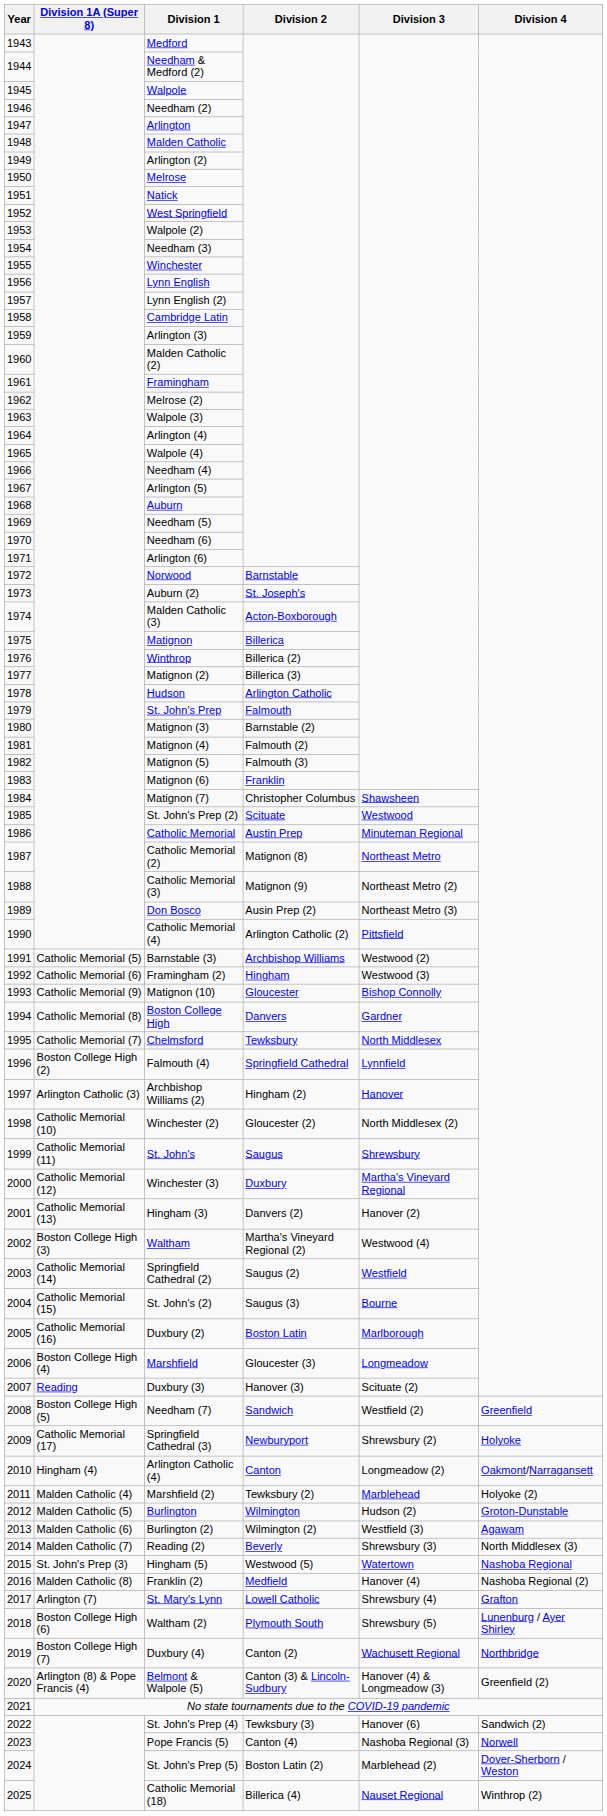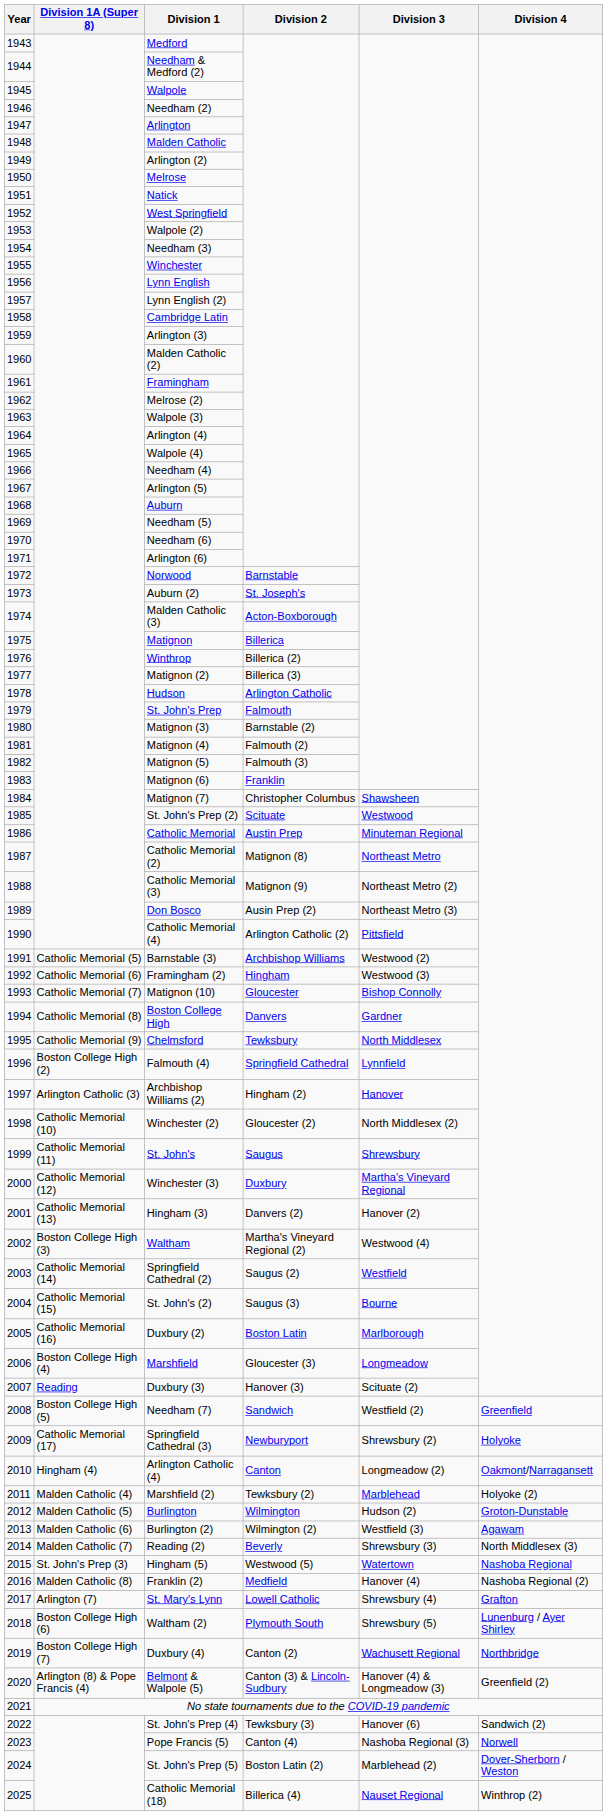(89, 993) Catholic Memorial (9) -> (89, 993) Catholic Memorial (7)
(89, 1040) Catholic Memorial (7) -> (89, 1040) Catholic Memorial (9)
